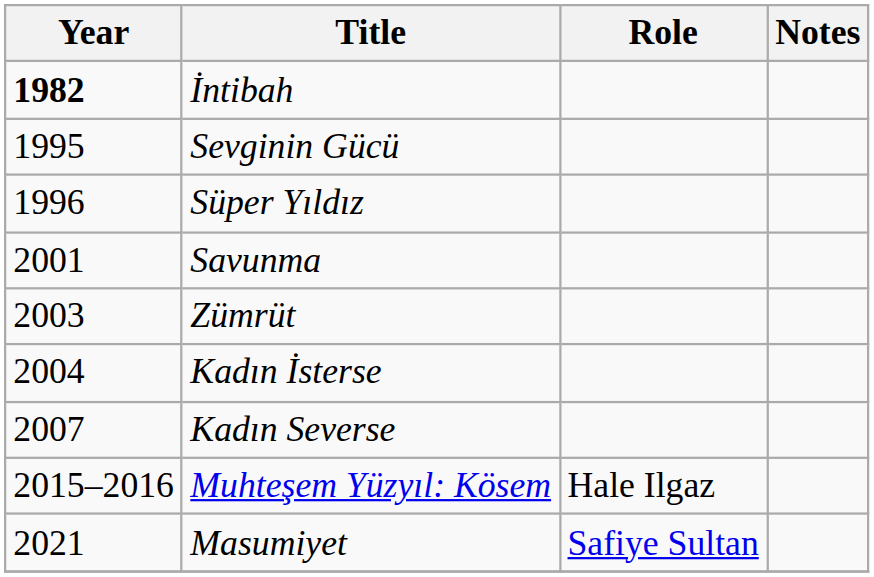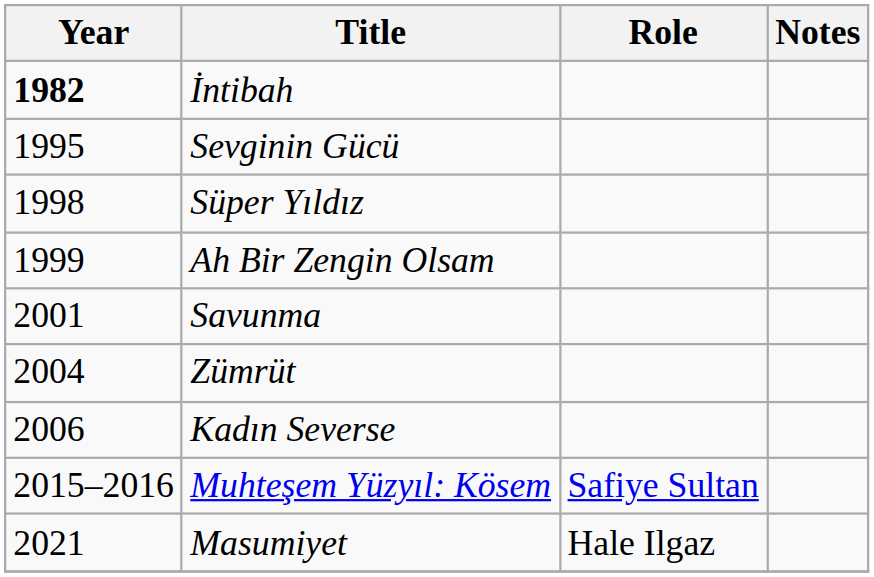(49, 202) 1996 -> (49, 202) 1998
+ row: (342, 259)
(49, 315) 2003 -> (49, 372) 2004
- row: (286, 372)
(49, 428) 2007 -> (49, 428) 2006
(641, 485) Hale Ilgaz -> (663, 485) Safiye Sultan
(663, 542) Safiye Sultan -> (641, 542) Hale Ilgaz
